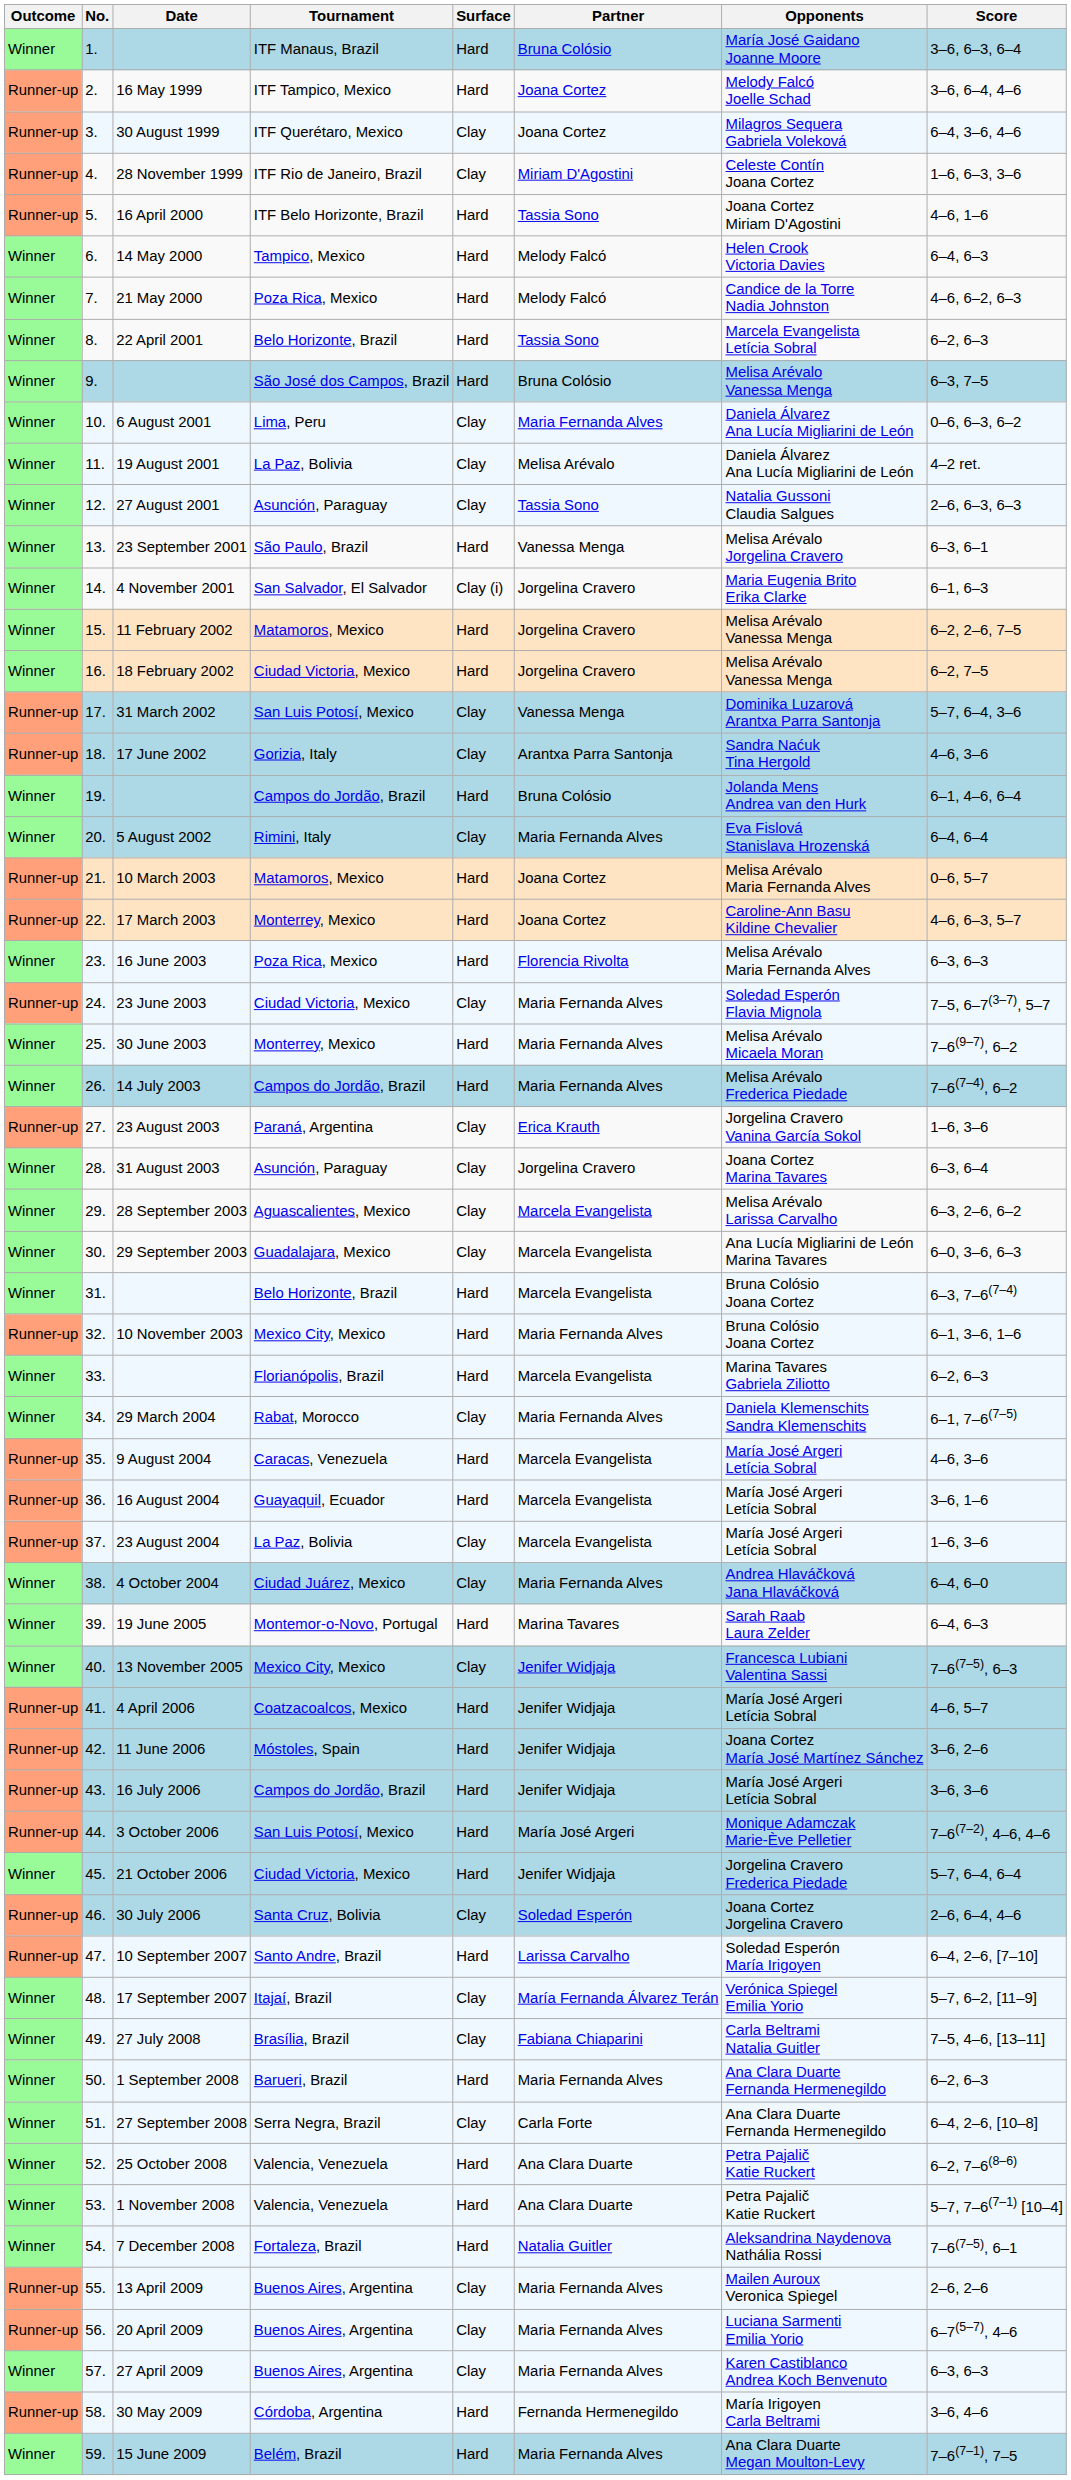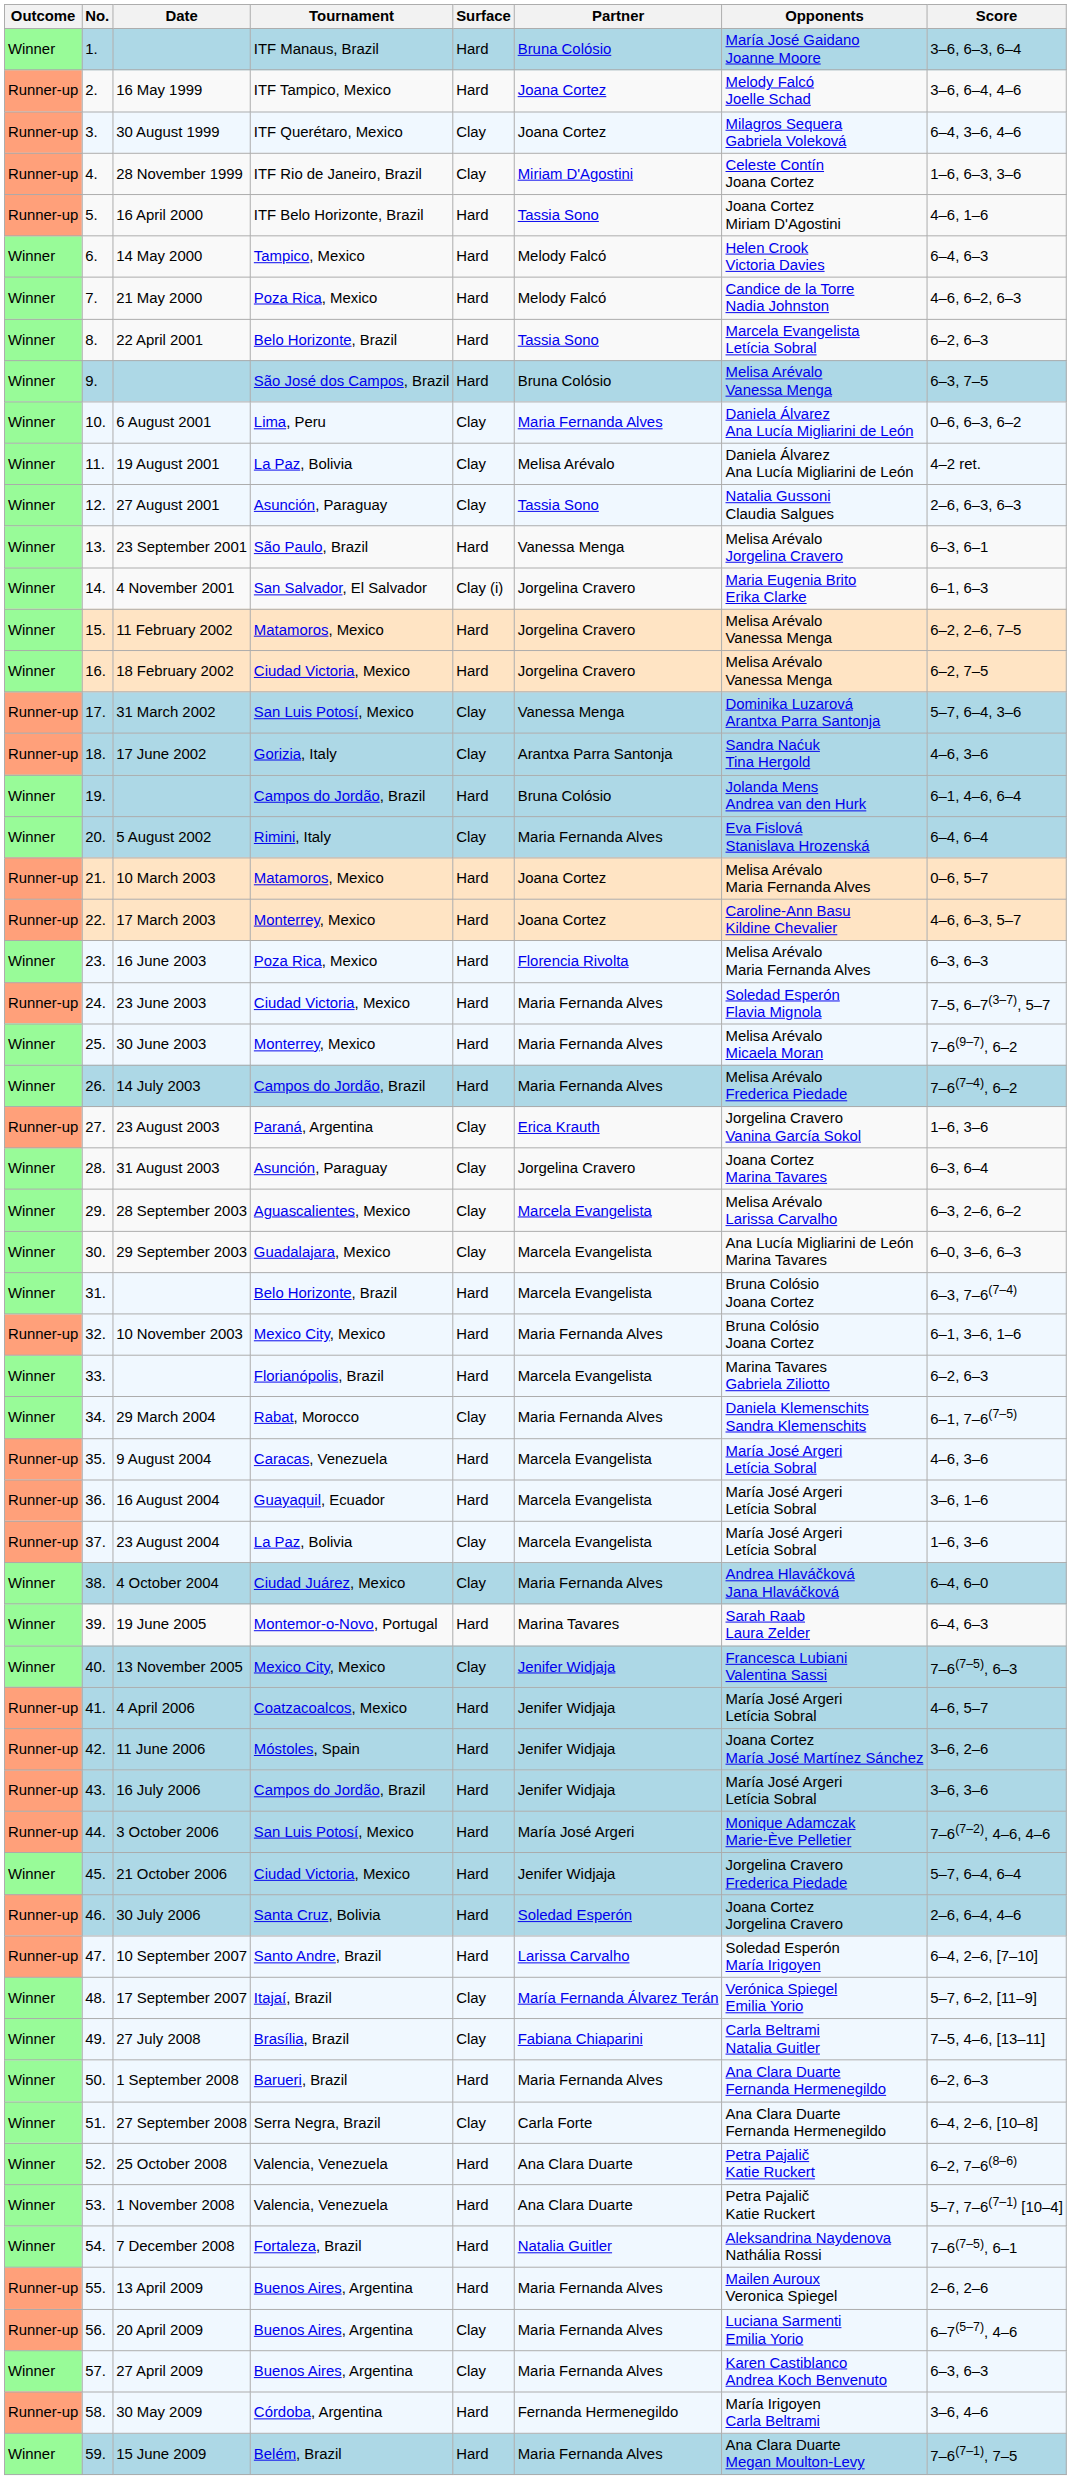(471, 1002) Clay -> (472, 1002) Hard
(471, 1914) Clay -> (472, 1914) Hard
(471, 2287) Clay -> (472, 2287) Hard
